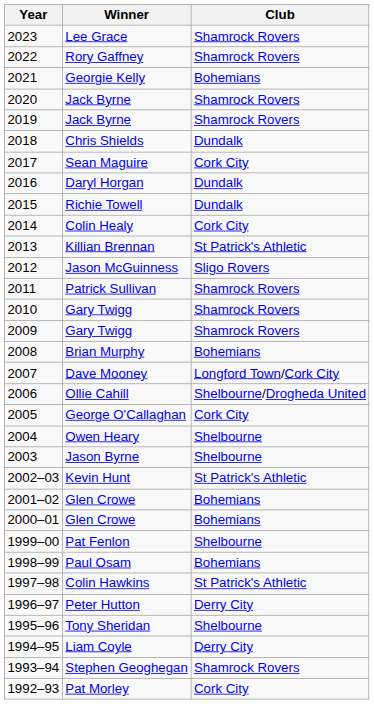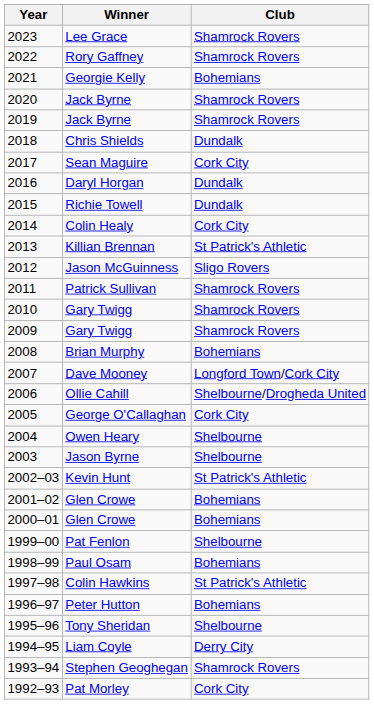(224, 604) Derry City -> (227, 604) Bohemians
